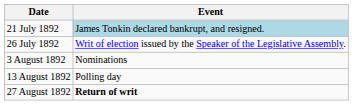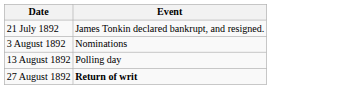(170, 28) lightblue background -> (170, 28) no background
- row: (33, 44)
